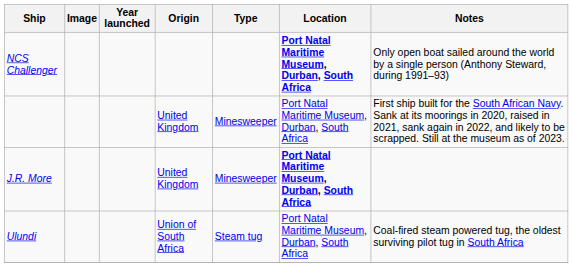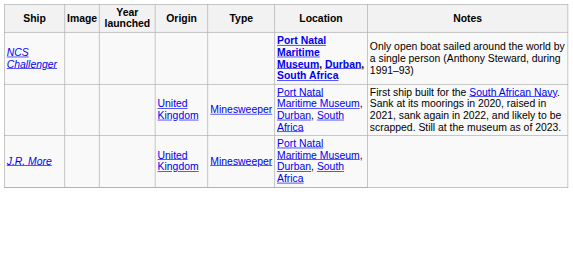(317, 179) bold -> (320, 161) normal
- row: (21, 236)
